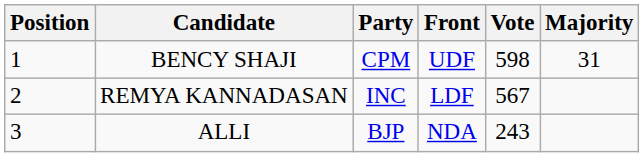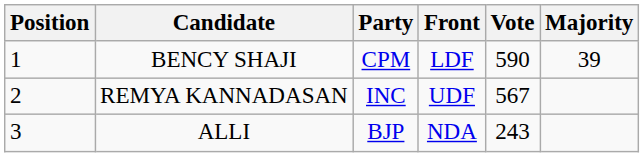(452, 59) UDF -> (452, 59) LDF
(512, 59) 598 -> (512, 59) 590
(589, 59) 31 -> (589, 59) 39
(452, 95) LDF -> (452, 95) UDF
